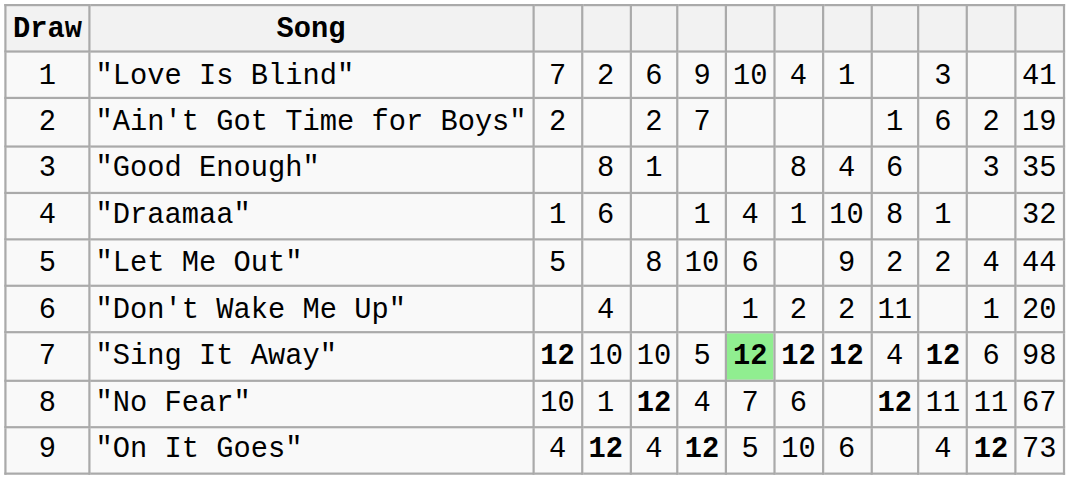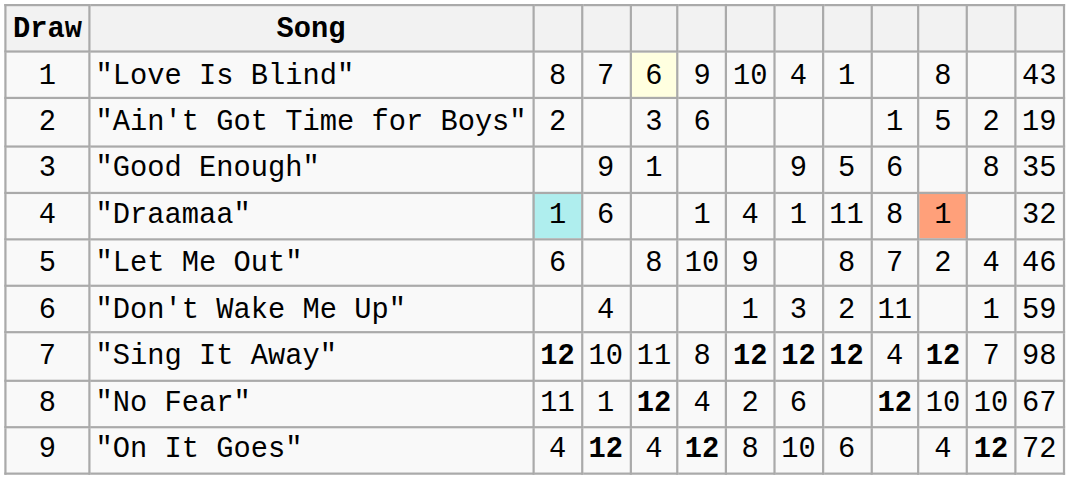(558, 75) 7 -> (558, 75) 8
(606, 75) 2 -> (606, 75) 7
(654, 75) no background -> (654, 75) lightyellow background
(943, 75) 3 -> (943, 75) 8
(1039, 75) 41 -> (1039, 75) 43
(654, 122) 2 -> (654, 122) 3
(702, 122) 7 -> (702, 122) 6
(943, 122) 6 -> (943, 122) 5
(606, 169) 8 -> (606, 169) 9
(798, 169) 8 -> (798, 169) 9
(847, 169) 4 -> (847, 169) 5
(991, 169) 3 -> (991, 169) 8
(558, 216) no background -> (558, 216) paleturquoise background
(847, 216) 10 -> (847, 216) 11
(943, 216) no background -> (943, 216) lightsalmon background
(558, 263) 5 -> (558, 263) 6
(750, 263) 6 -> (750, 263) 9
(847, 263) 9 -> (847, 263) 8
(895, 263) 2 -> (895, 263) 7
(1039, 263) 44 -> (1039, 263) 46
(798, 309) 2 -> (798, 309) 3
(1039, 309) 20 -> (1039, 309) 59
(654, 356) 10 -> (654, 356) 11
(702, 356) 5 -> (702, 356) 8
(750, 356) lightgreen background -> (750, 356) no background
(991, 356) 6 -> (991, 356) 7
(558, 403) 10 -> (558, 403) 11
(750, 403) 7 -> (750, 403) 2
(943, 403) 11 -> (943, 403) 10
(991, 403) 11 -> (991, 403) 10
(750, 450) 5 -> (750, 450) 8
(1039, 450) 73 -> (1039, 450) 72
